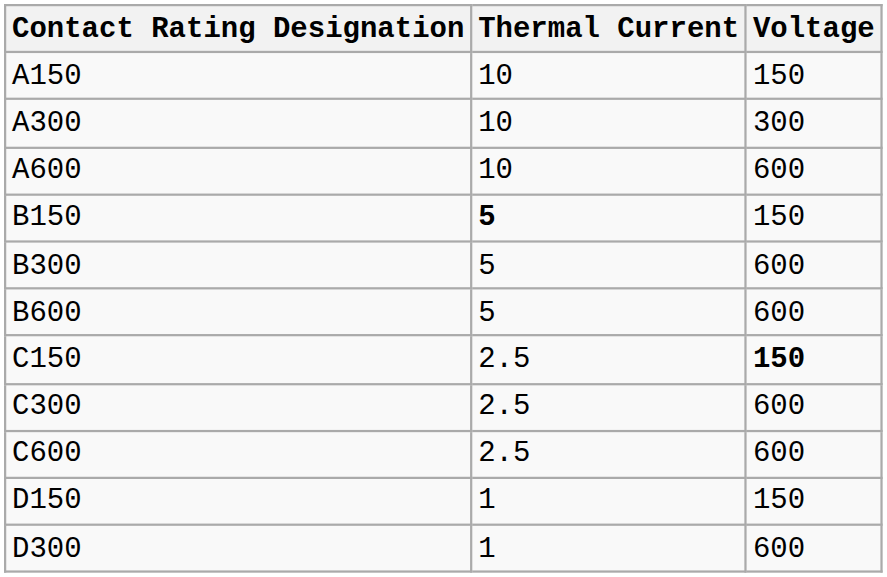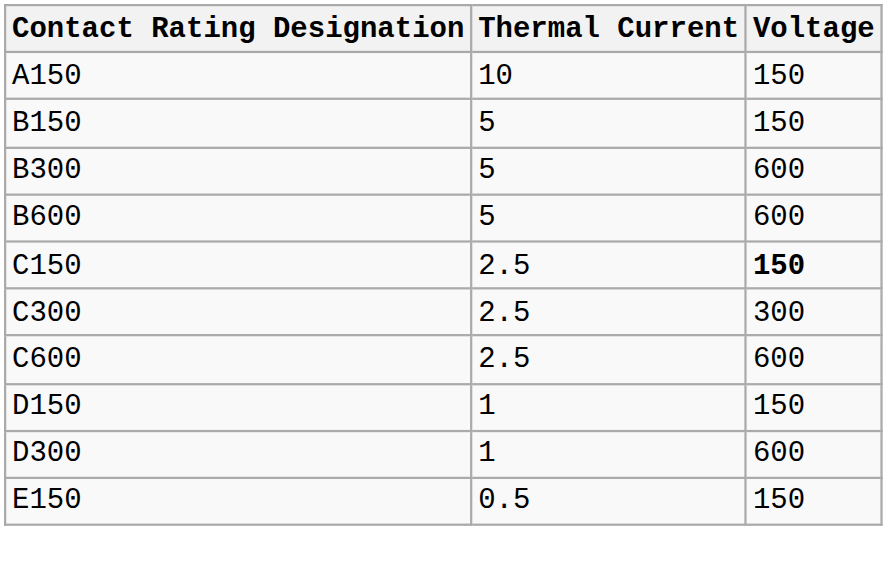- row: (47, 123)
- row: (47, 170)
(487, 218) bold -> (487, 123) normal
(779, 407) 600 -> (779, 312) 300
+ row: (47, 501)
